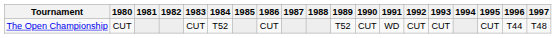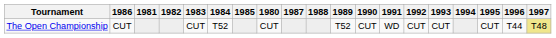columns swapped: (122, 12) <-> (269, 12)
(539, 26) no background -> (539, 26) khaki background
